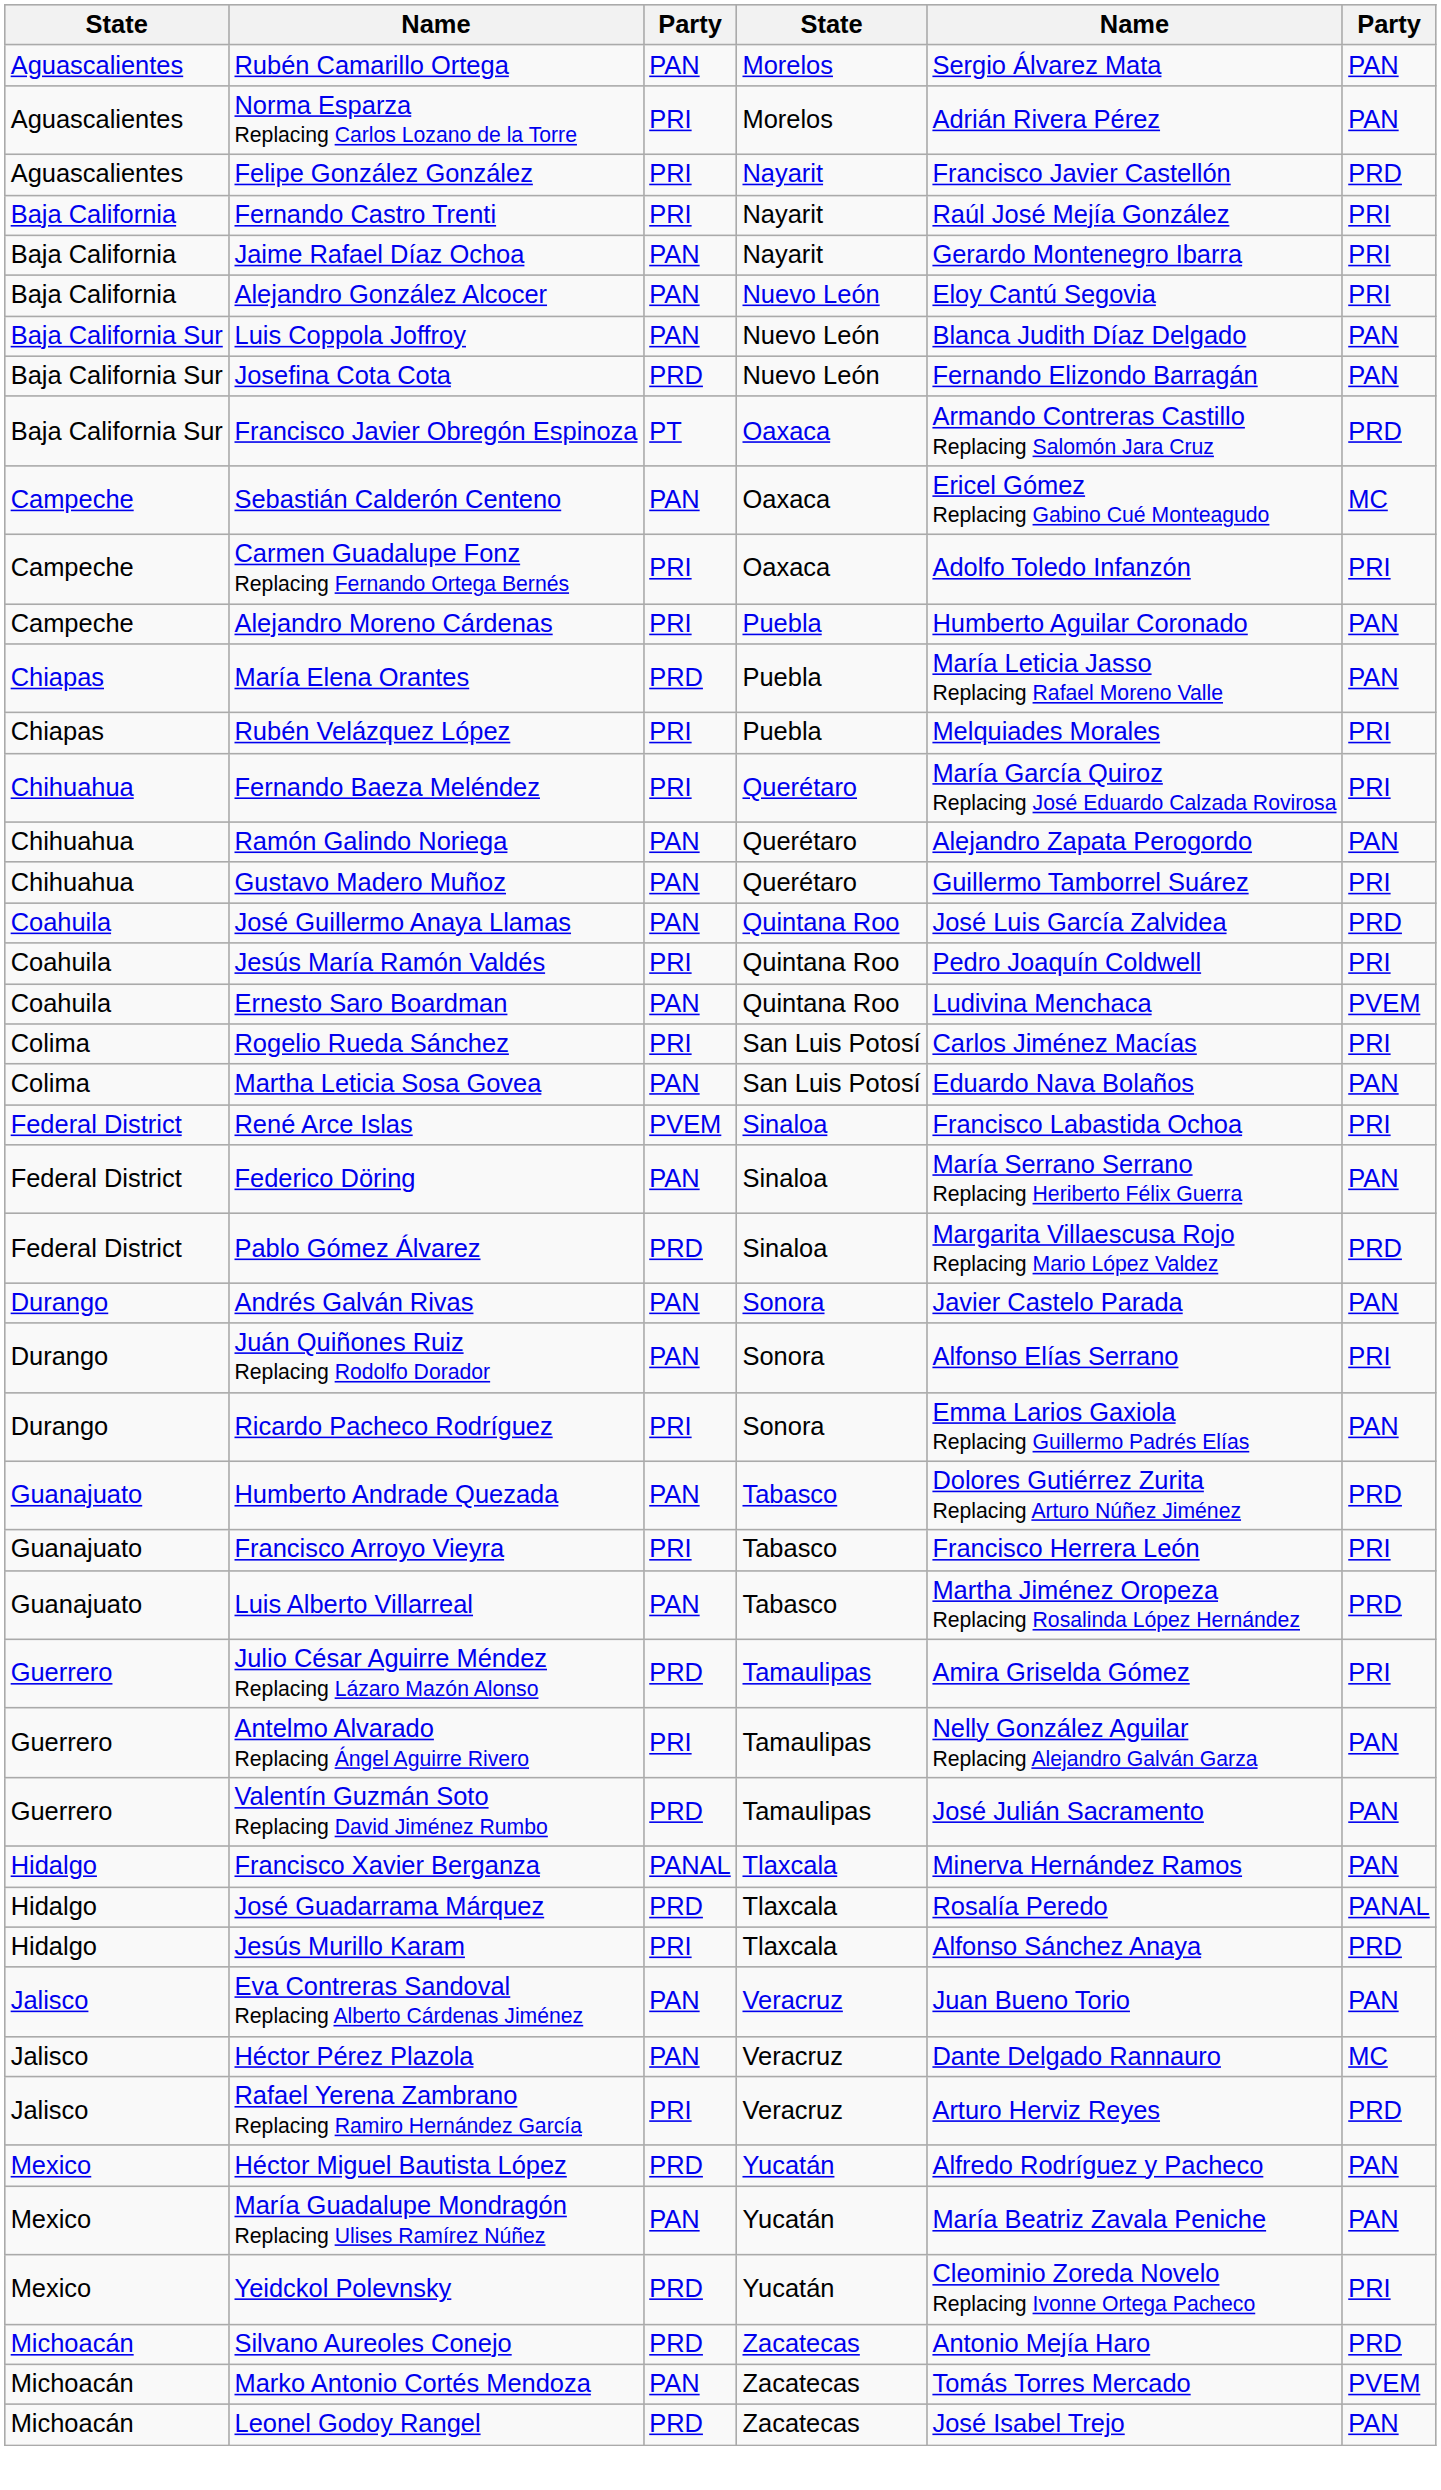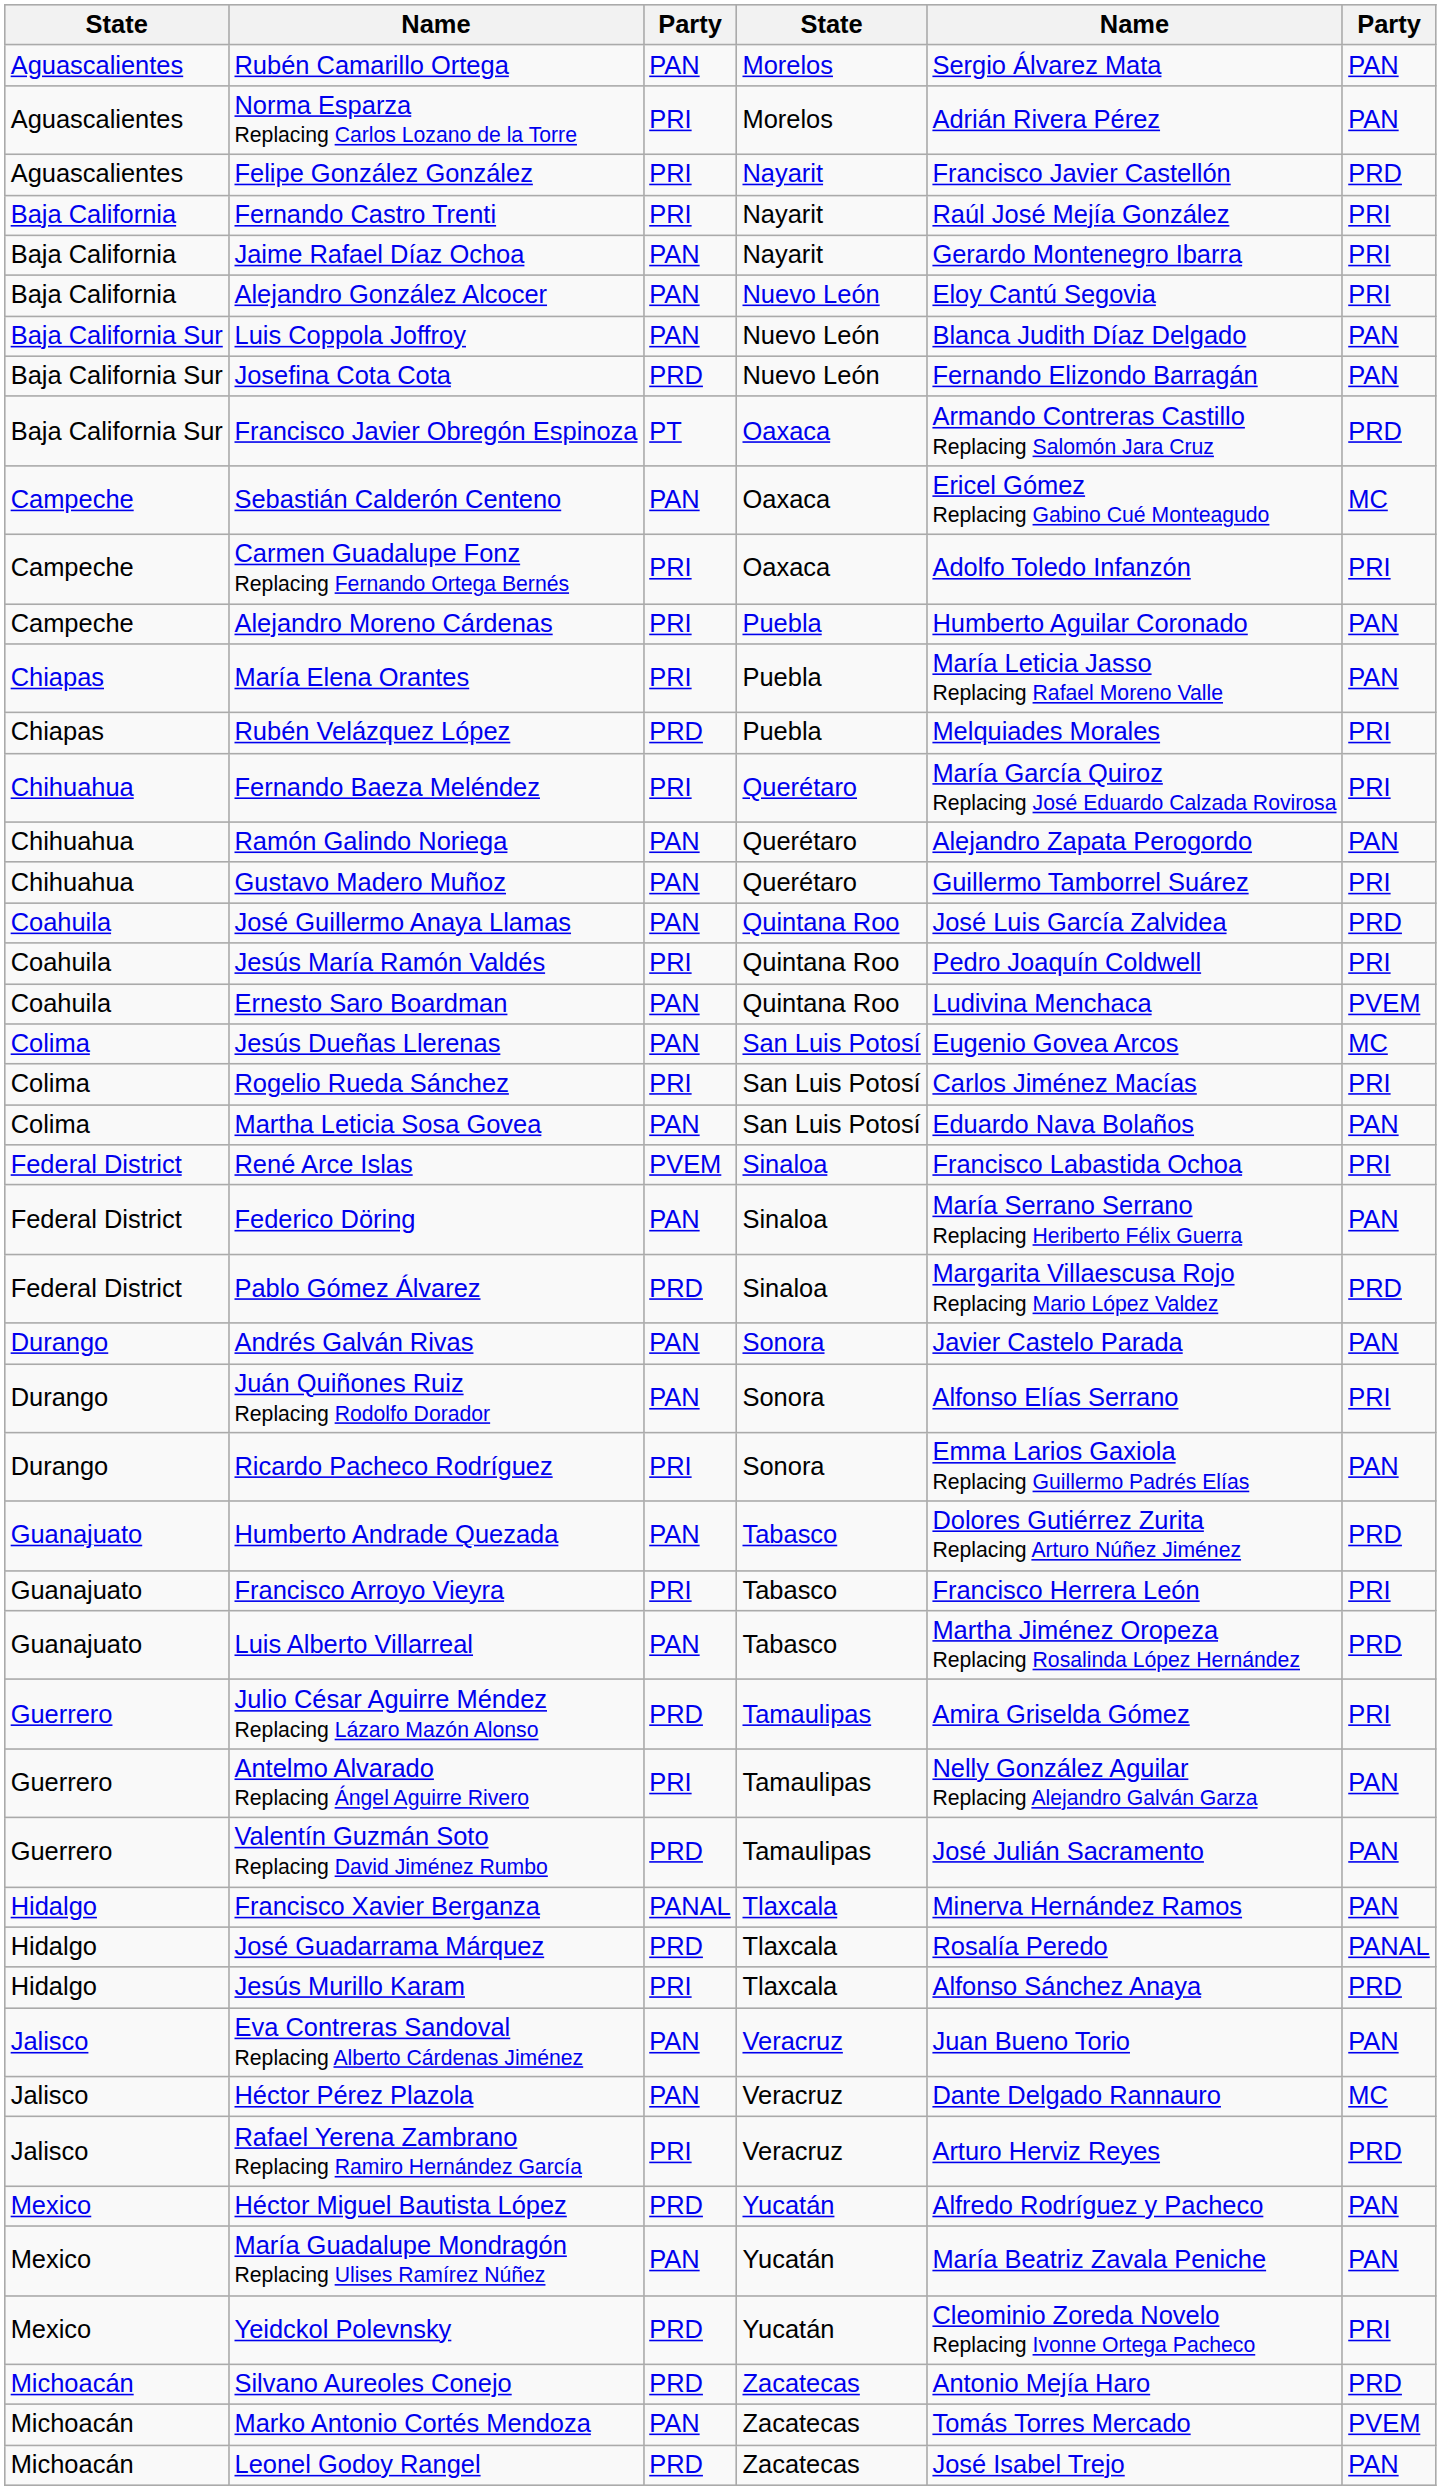(676, 677) PRD -> (670, 677) PRI
(670, 732) PRI -> (676, 732) PRD
+ row: (367, 1043)
